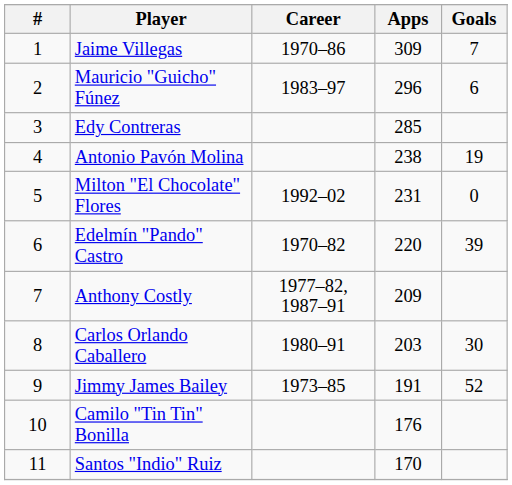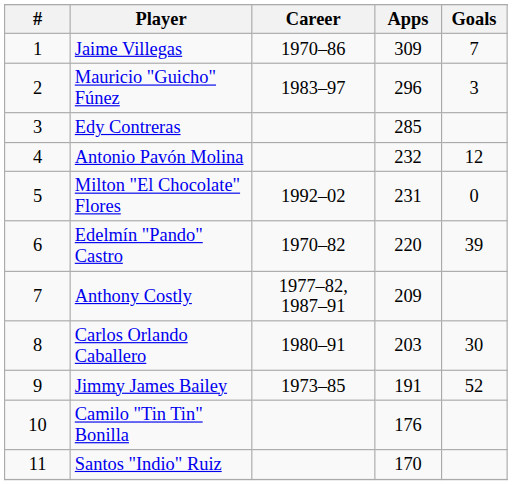(474, 87) 6 -> (474, 87) 3
(408, 156) 238 -> (408, 156) 232
(474, 156) 19 -> (474, 156) 12
